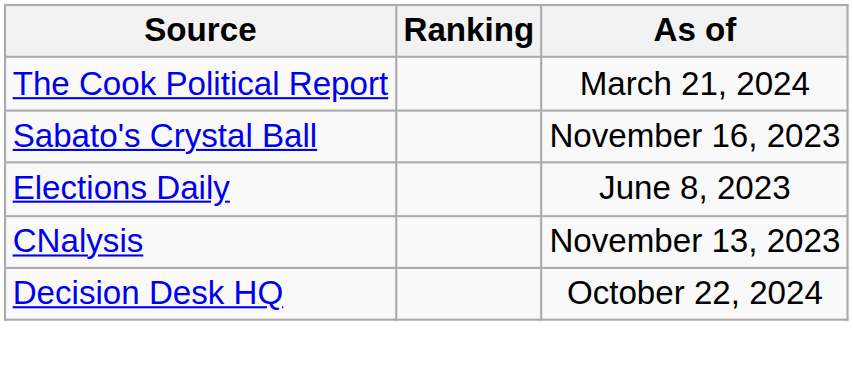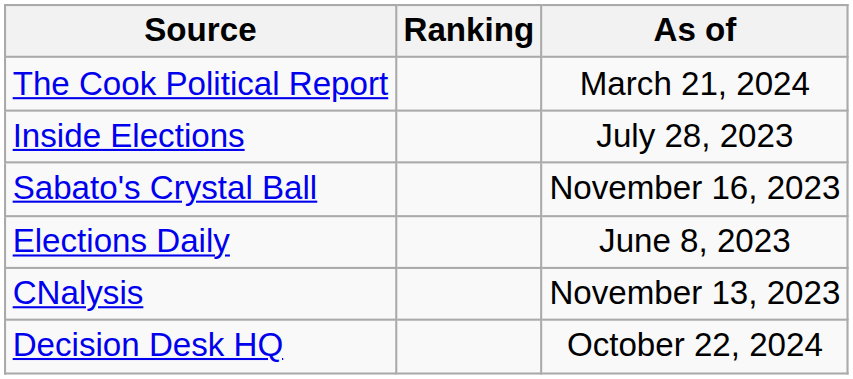+ row: (129, 135)
